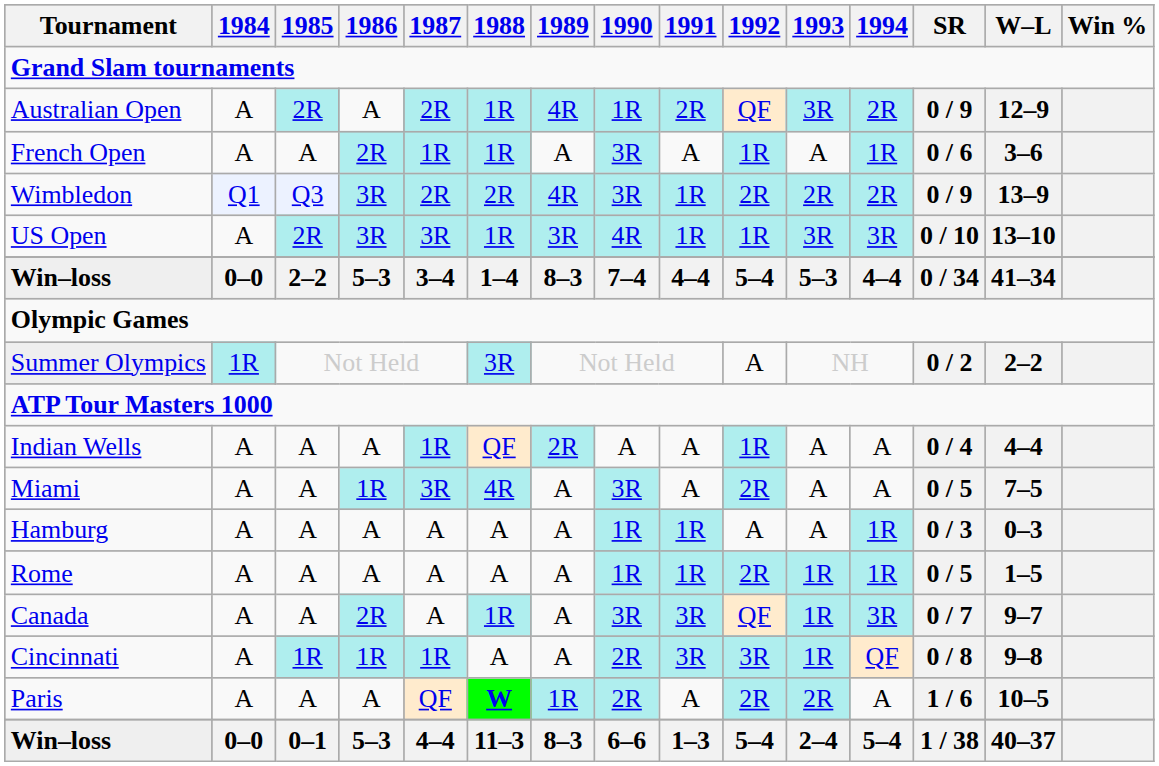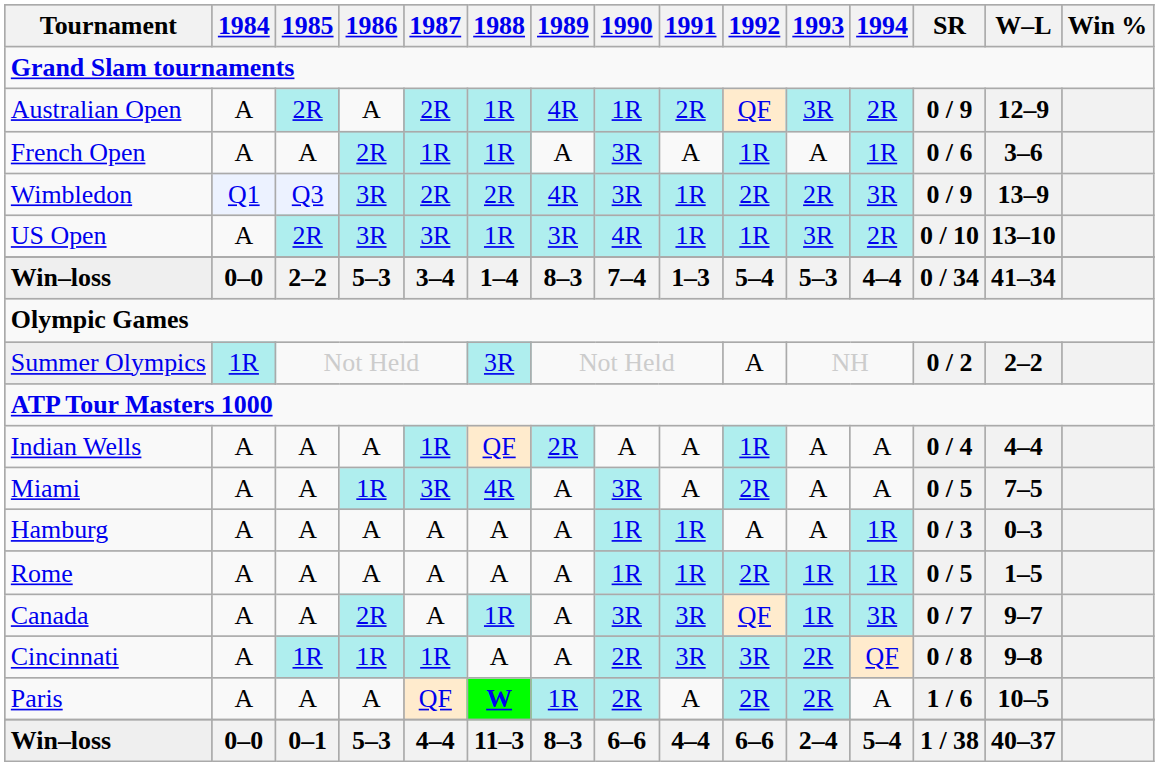(882, 193) 2R -> (882, 193) 3R
(882, 235) 3R -> (882, 235) 2R
(691, 277) 4–4 -> (691, 277) 1–3
(818, 655) 1R -> (818, 655) 2R
(691, 740) 1–3 -> (691, 740) 4–4
(754, 740) 5–4 -> (754, 740) 6–6
